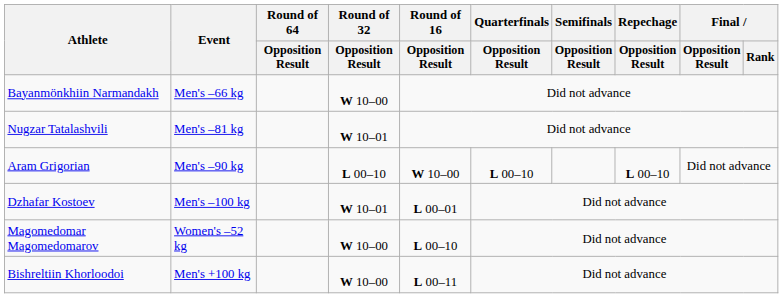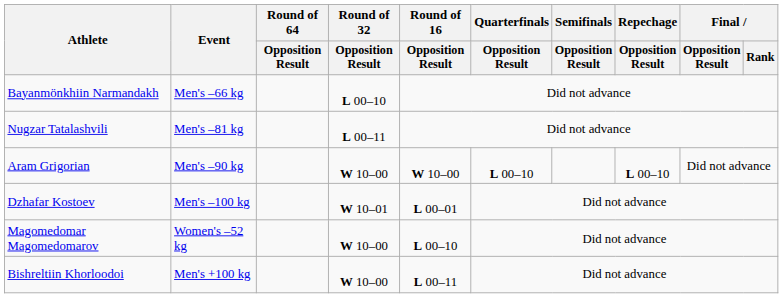(364, 101) W 10–00 -> (364, 101) L 00–10
(364, 137) W 10–01 -> (364, 137) L 00–11
(364, 173) L 00–10 -> (364, 173) W 10–00
